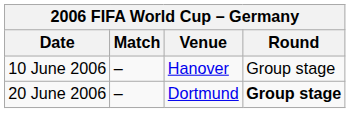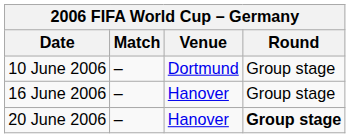(198, 68) Hanover -> (203, 68) Dortmund
+ row: (57, 94)
(203, 94) Dortmund -> (198, 119) Hanover
